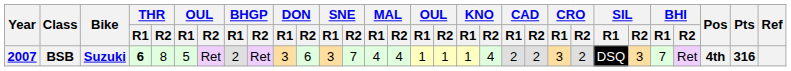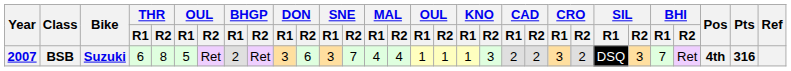(140, 56) bold -> (140, 56) normal
(491, 56) 4 -> (491, 56) 3
